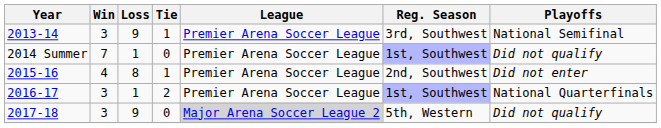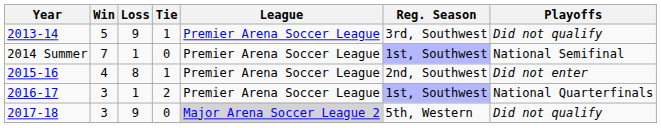(104, 34) 3 -> (104, 34) 5
(559, 34) National Semifinal -> (548, 34) Did not qualify
(548, 54) Did not qualify -> (559, 54) National Semifinal
